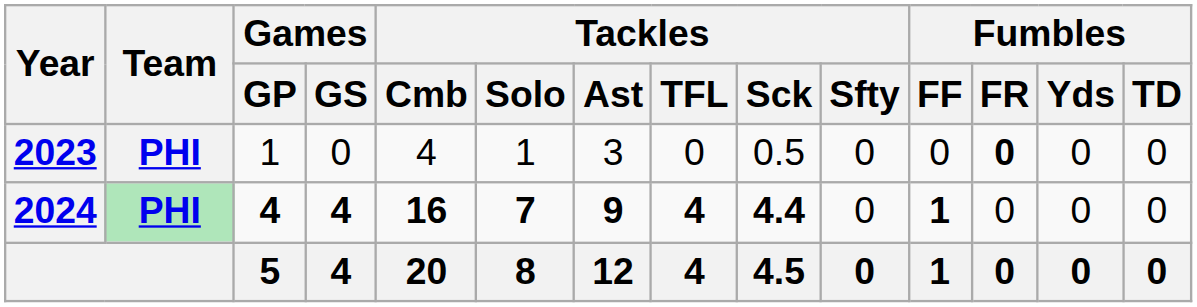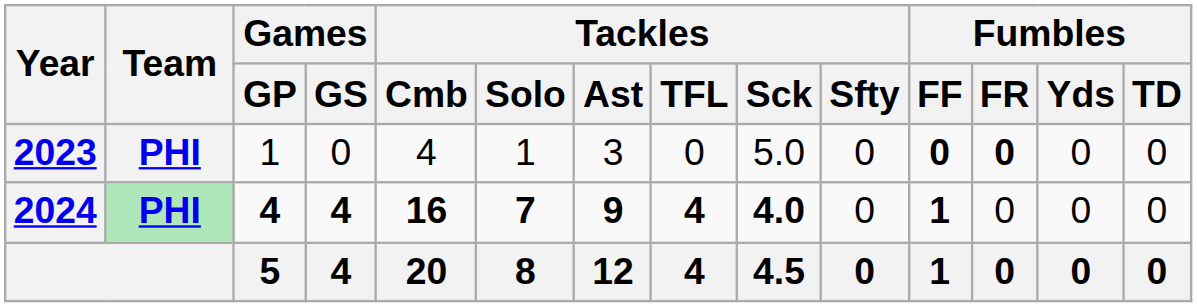(779, 152) 0.5 -> (779, 152) 5.0
(940, 152) normal -> (940, 152) bold
(779, 211) 4.4 -> (779, 211) 4.0
